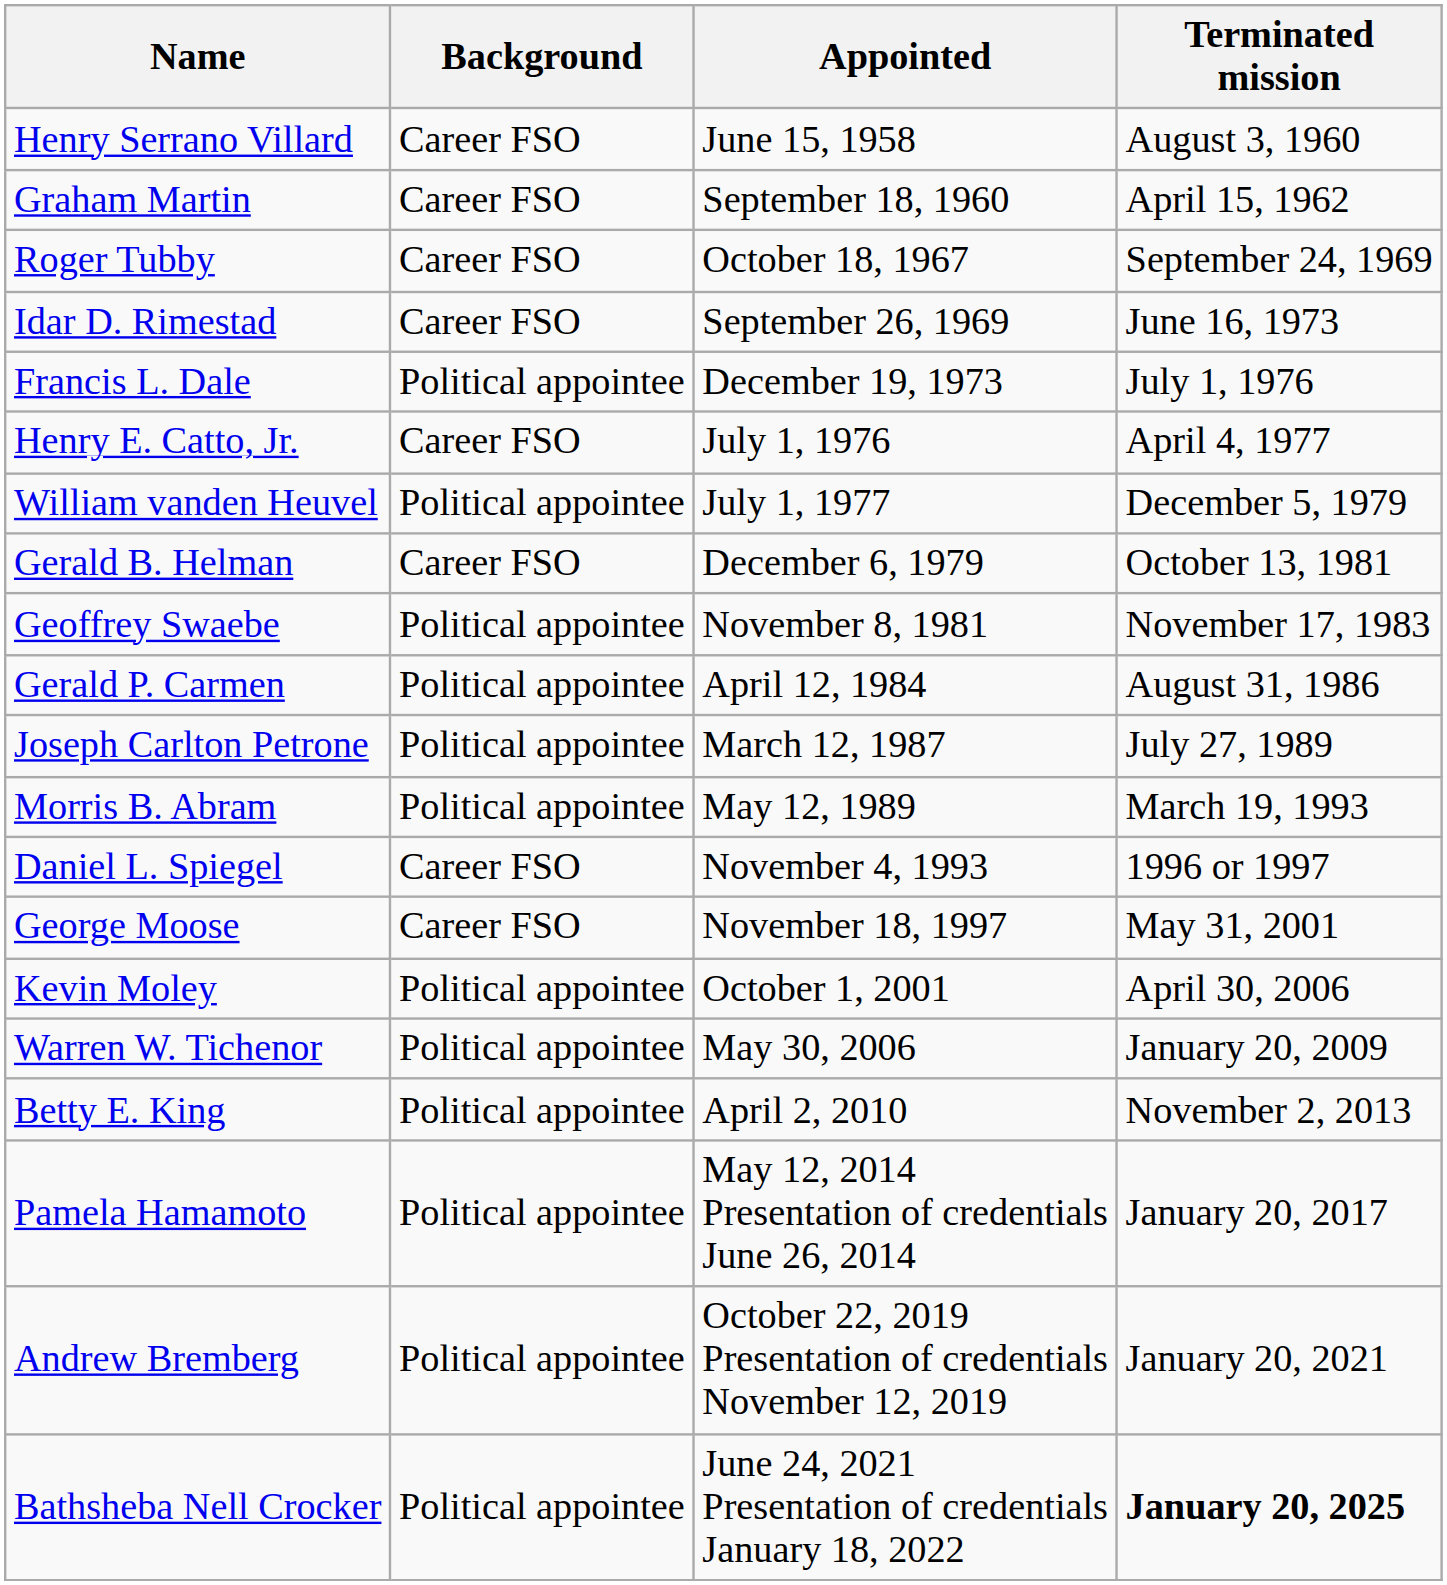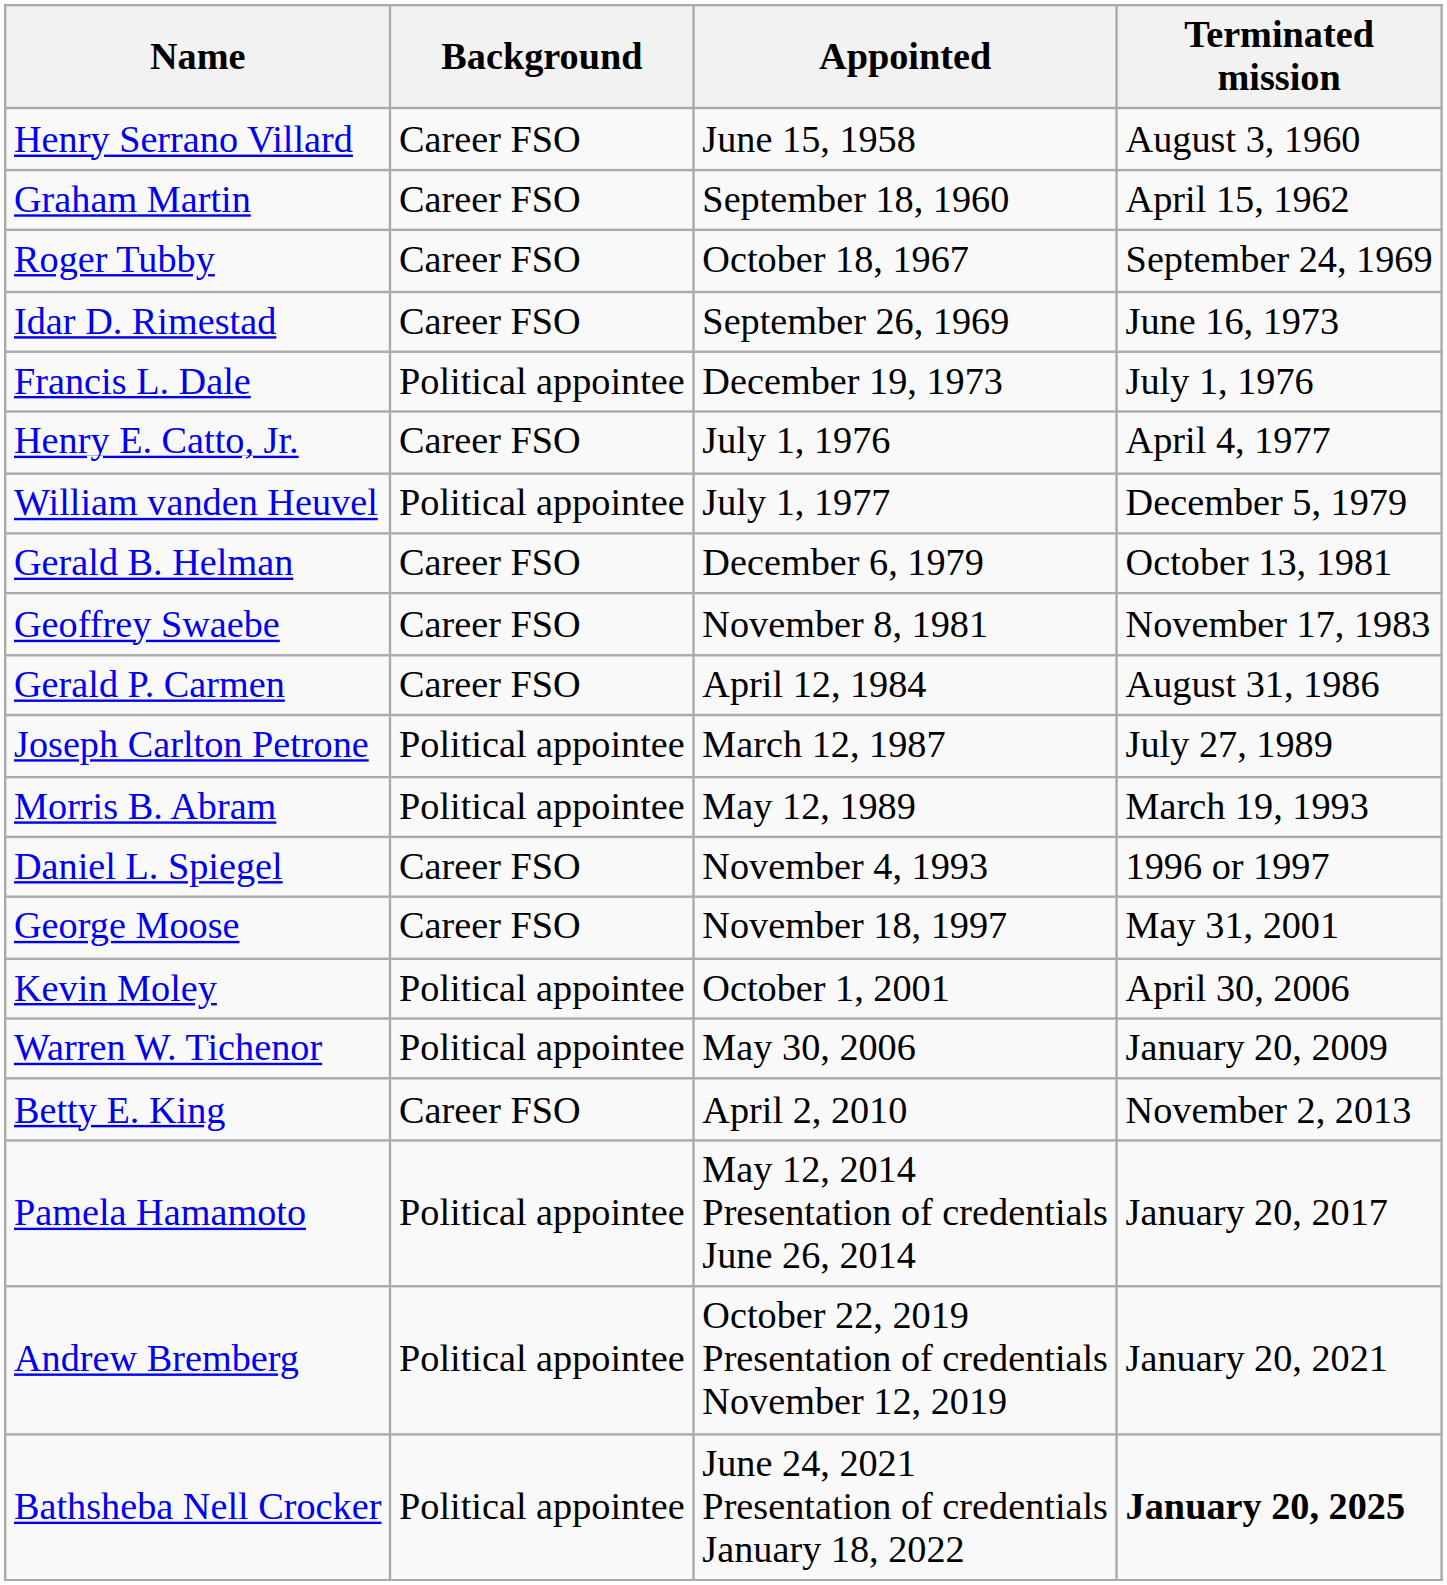(542, 623) Political appointee -> (490, 623) Career FSO
(542, 684) Political appointee -> (490, 684) Career FSO
(542, 1108) Political appointee -> (490, 1108) Career FSO
